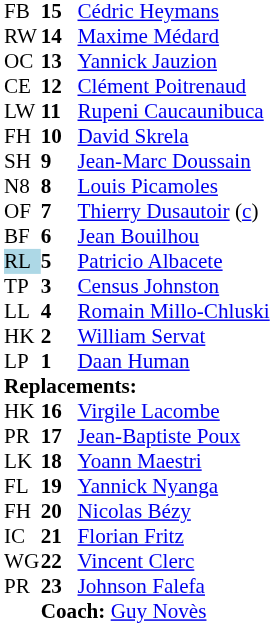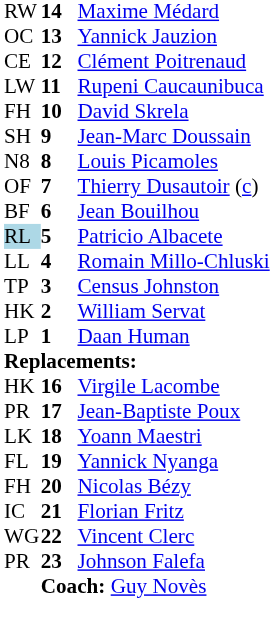- row: (148, 11)
rows swapped: (174, 311) <-> (148, 286)
